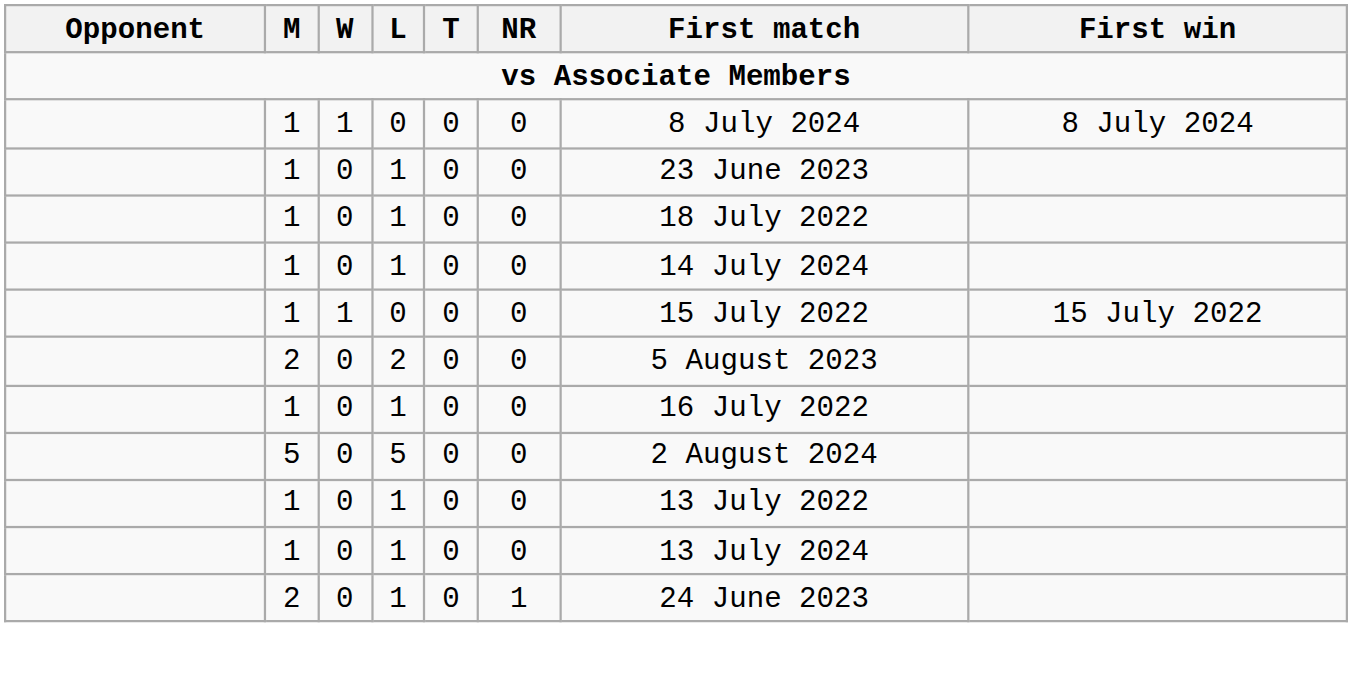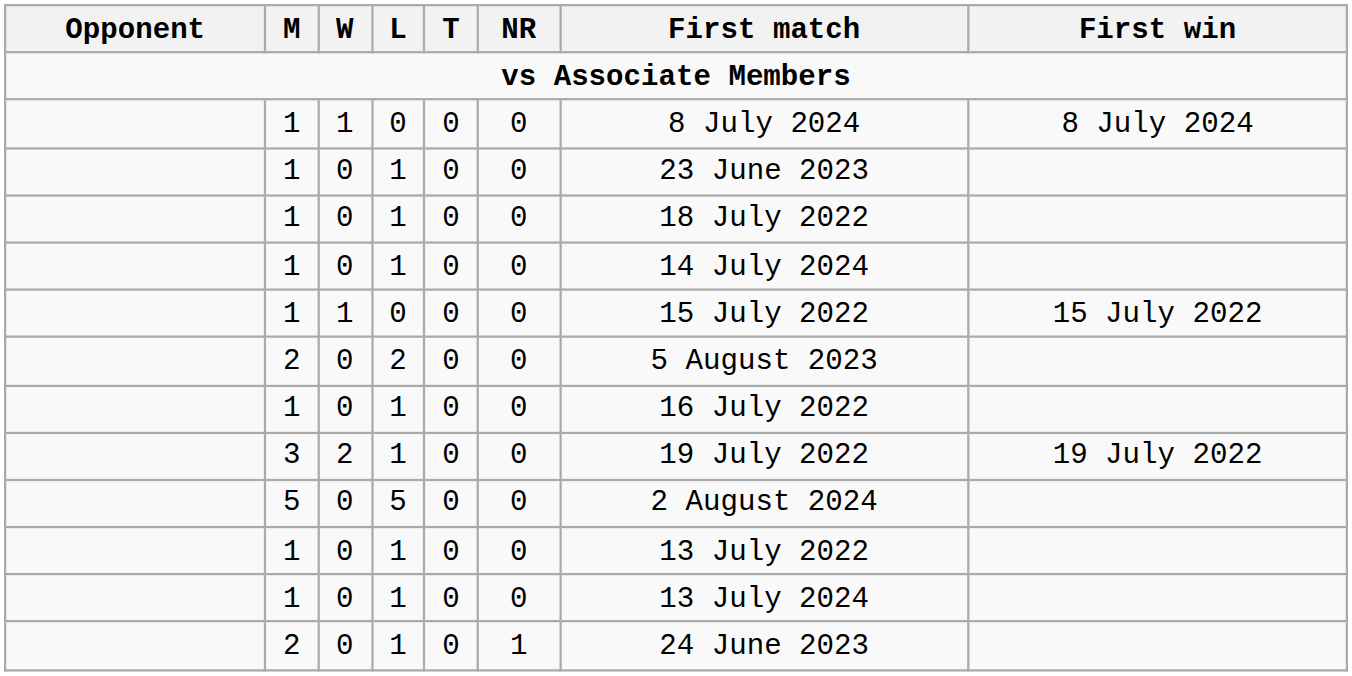+ row: (292, 456)
